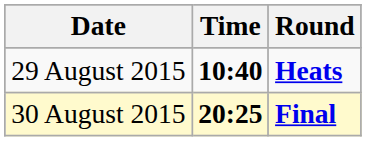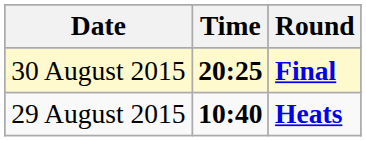rows swapped: (98, 69) <-> (98, 113)
